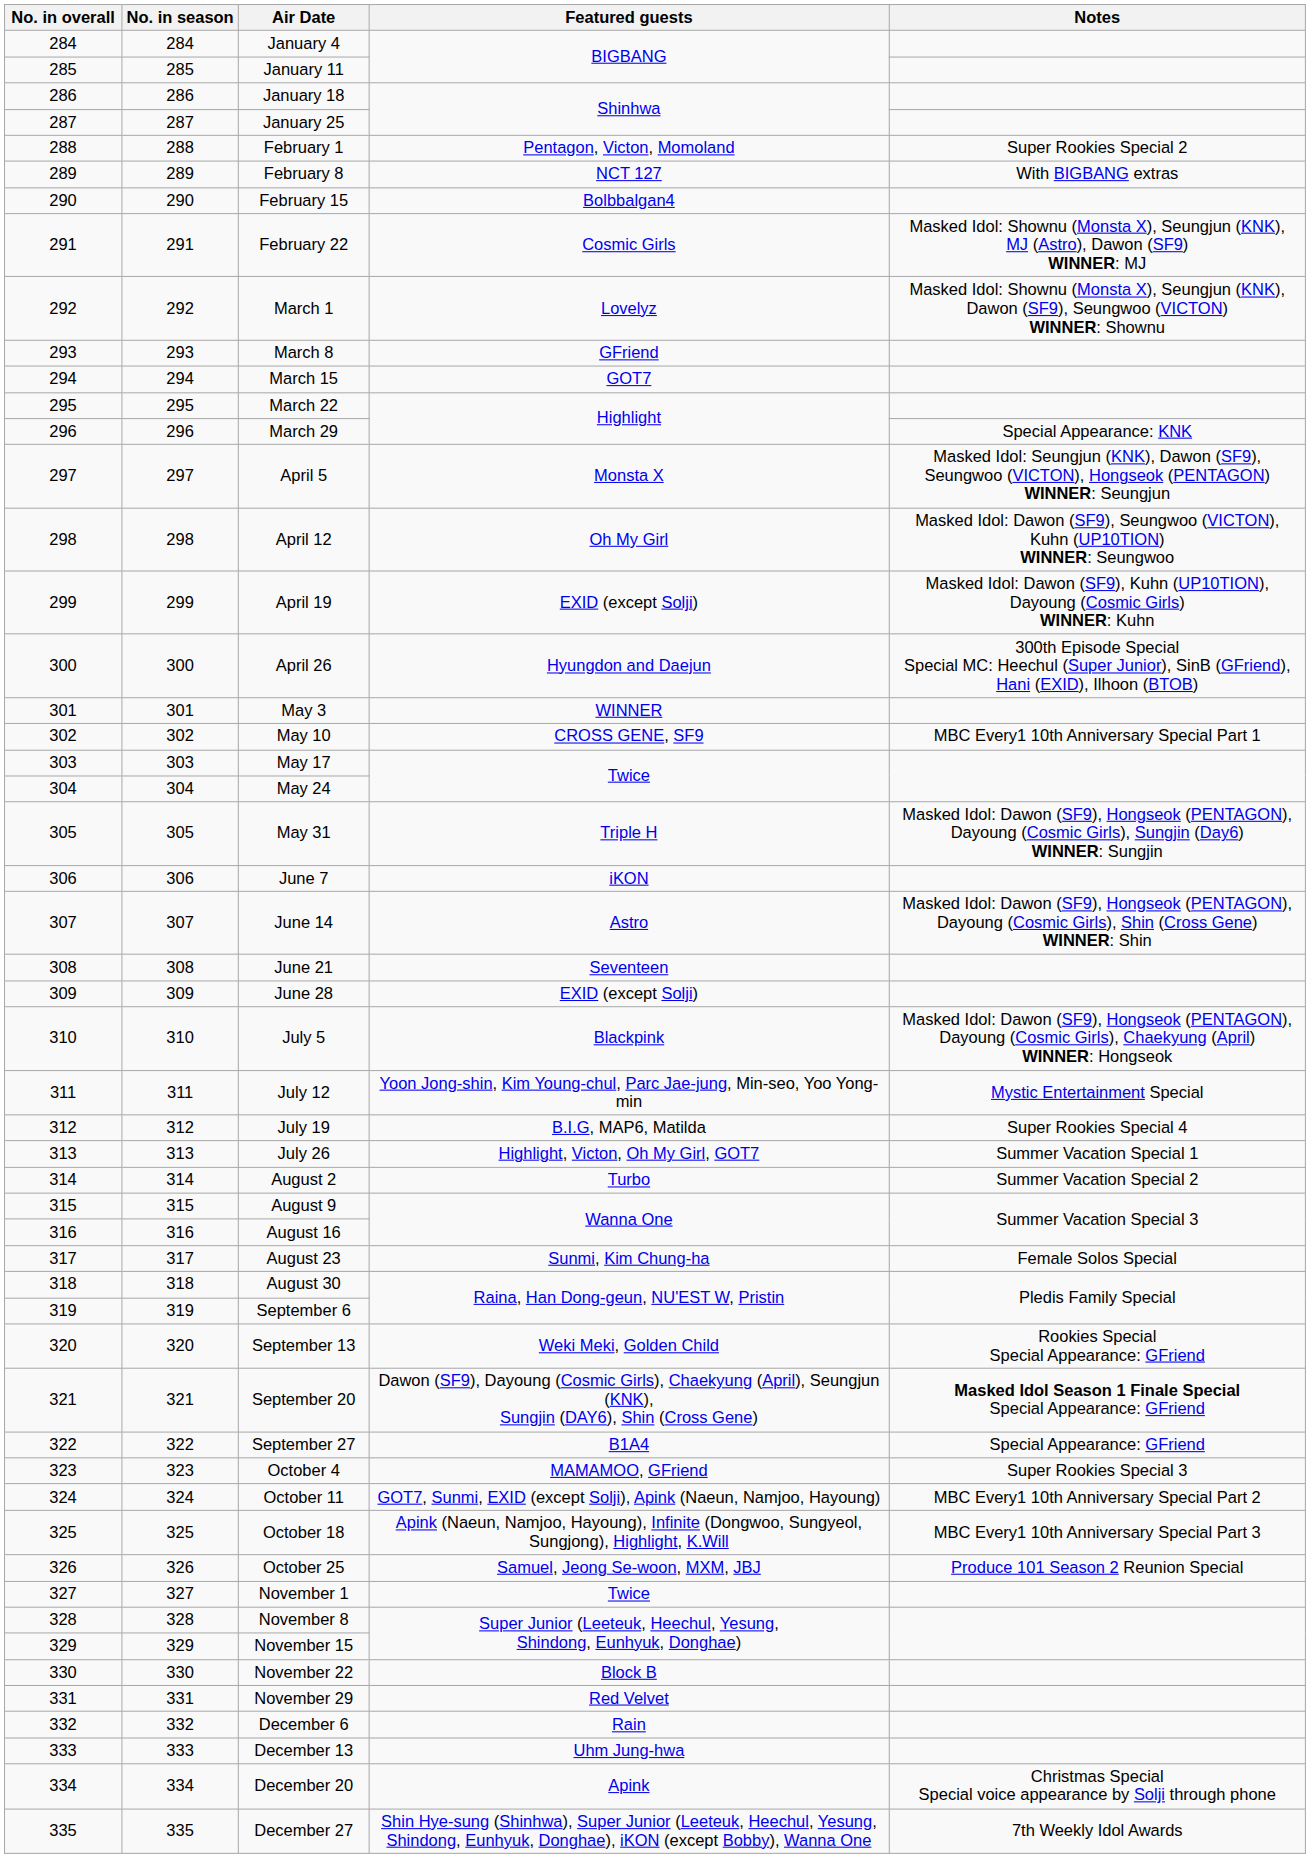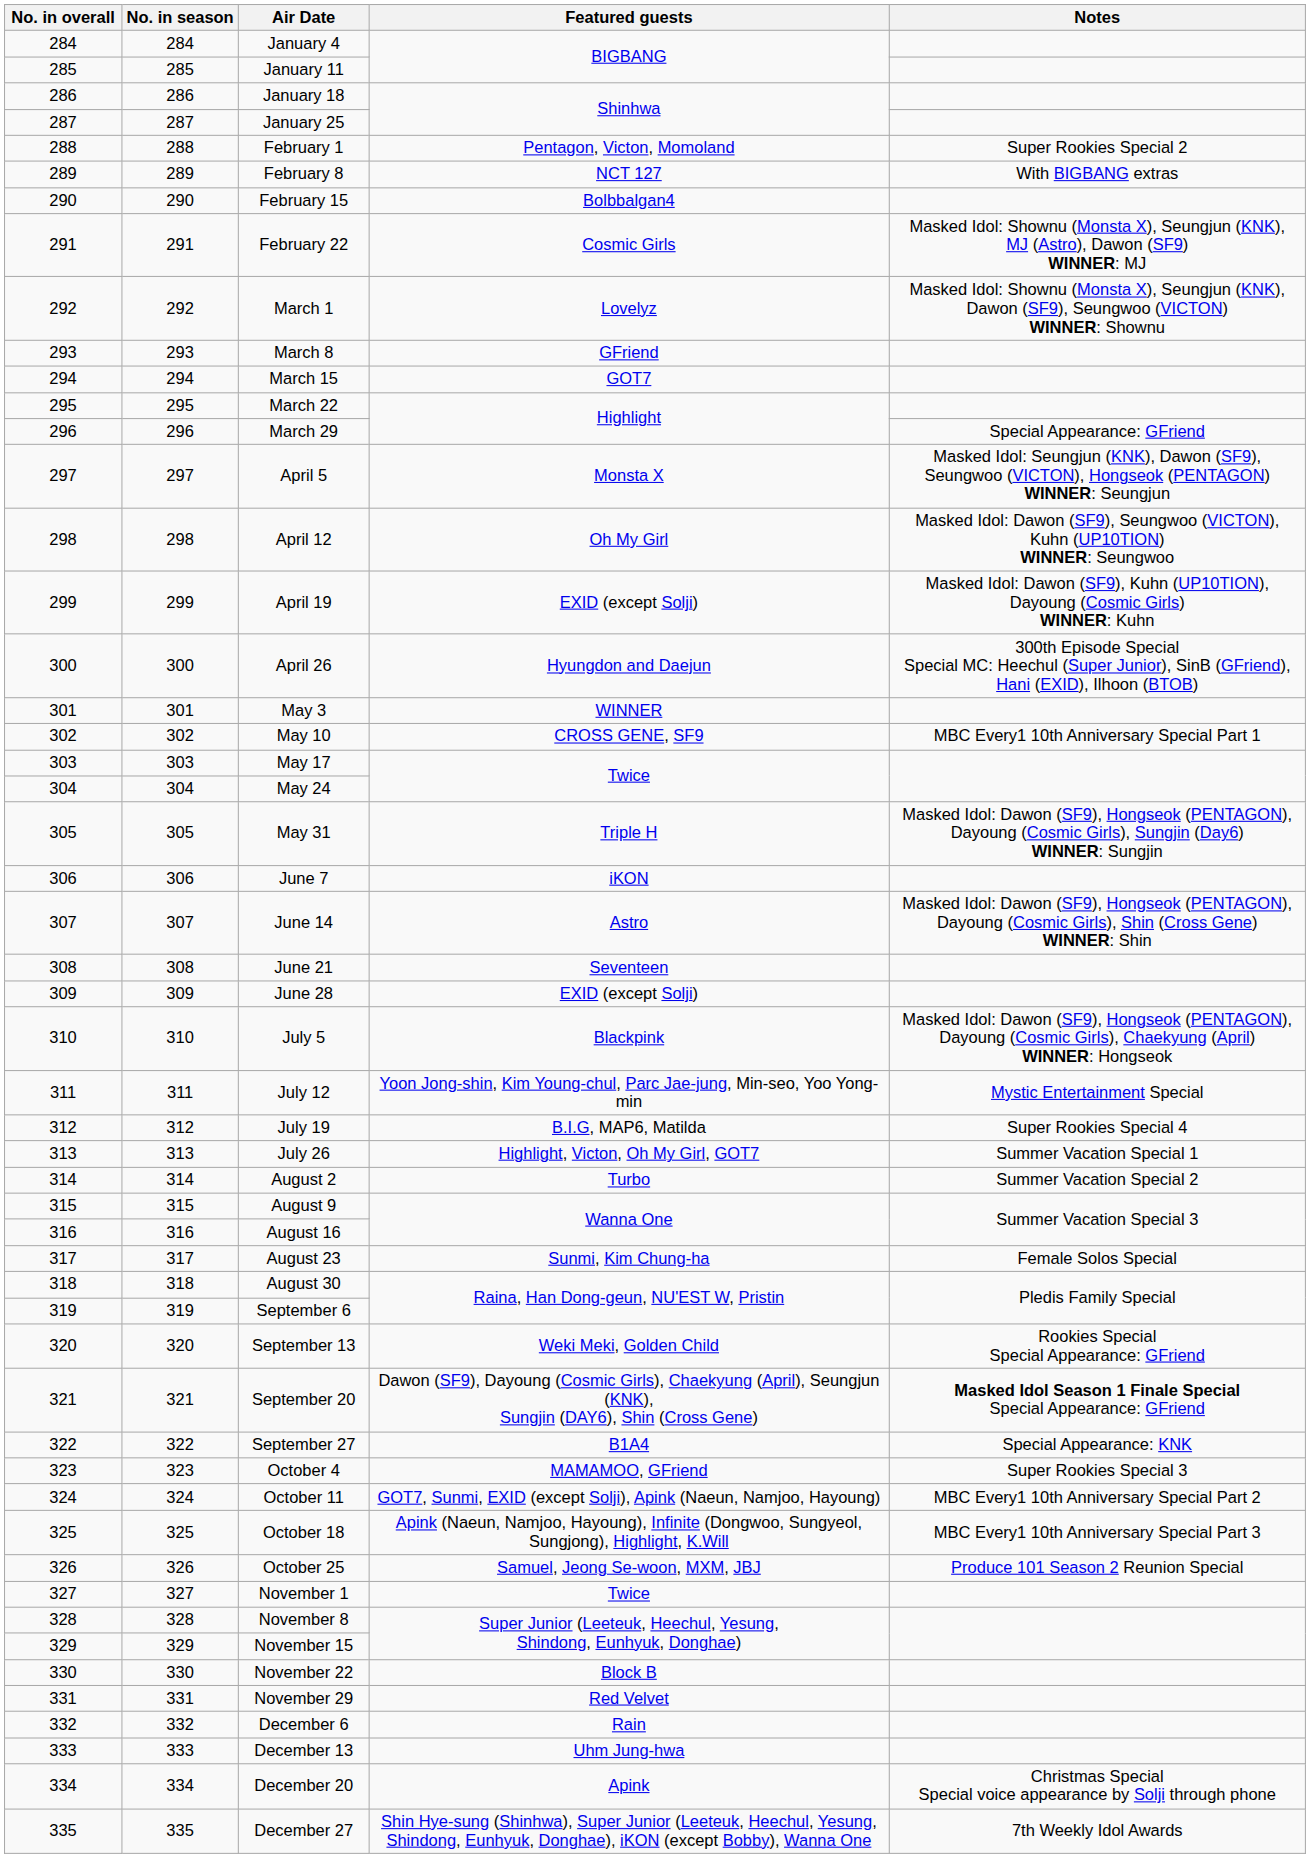(1097, 431) Special Appearance: KNK -> (1097, 431) Special Appearance: GFriend
(1097, 1444) Special Appearance: GFriend -> (1097, 1444) Special Appearance: KNK
